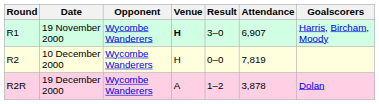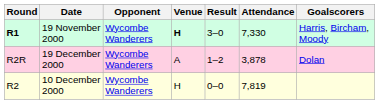(13, 33) normal -> (13, 33) bold
(254, 33) 6,907 -> (254, 33) 7,330
rows swapped: (71, 59) <-> (71, 86)
